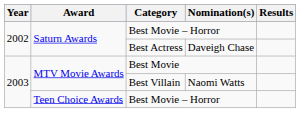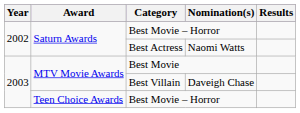(221, 47) Daveigh Chase -> (216, 47) Naomi Watts
(216, 82) Naomi Watts -> (221, 82) Daveigh Chase
